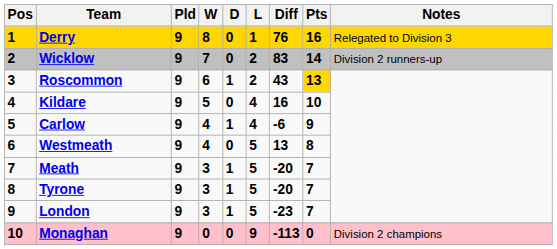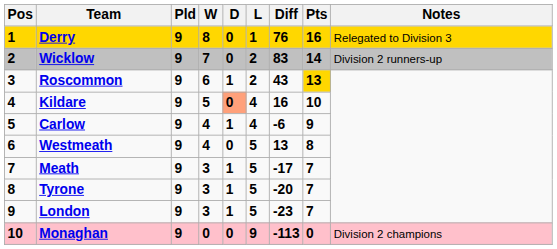(230, 102) no background -> (230, 102) lightsalmon background
(283, 168) -20 -> (283, 168) -17
